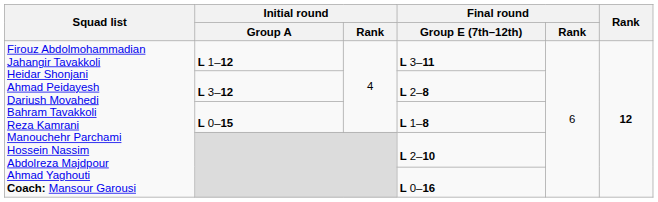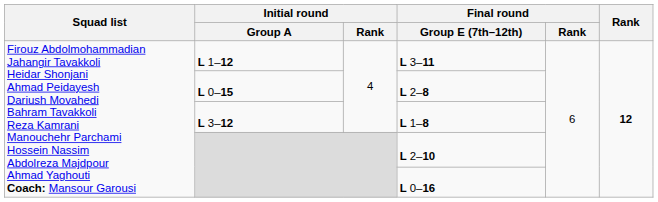(215, 93) L 3–12 -> (215, 93) L 0–15
(215, 124) L 0–15 -> (215, 124) L 3–12
